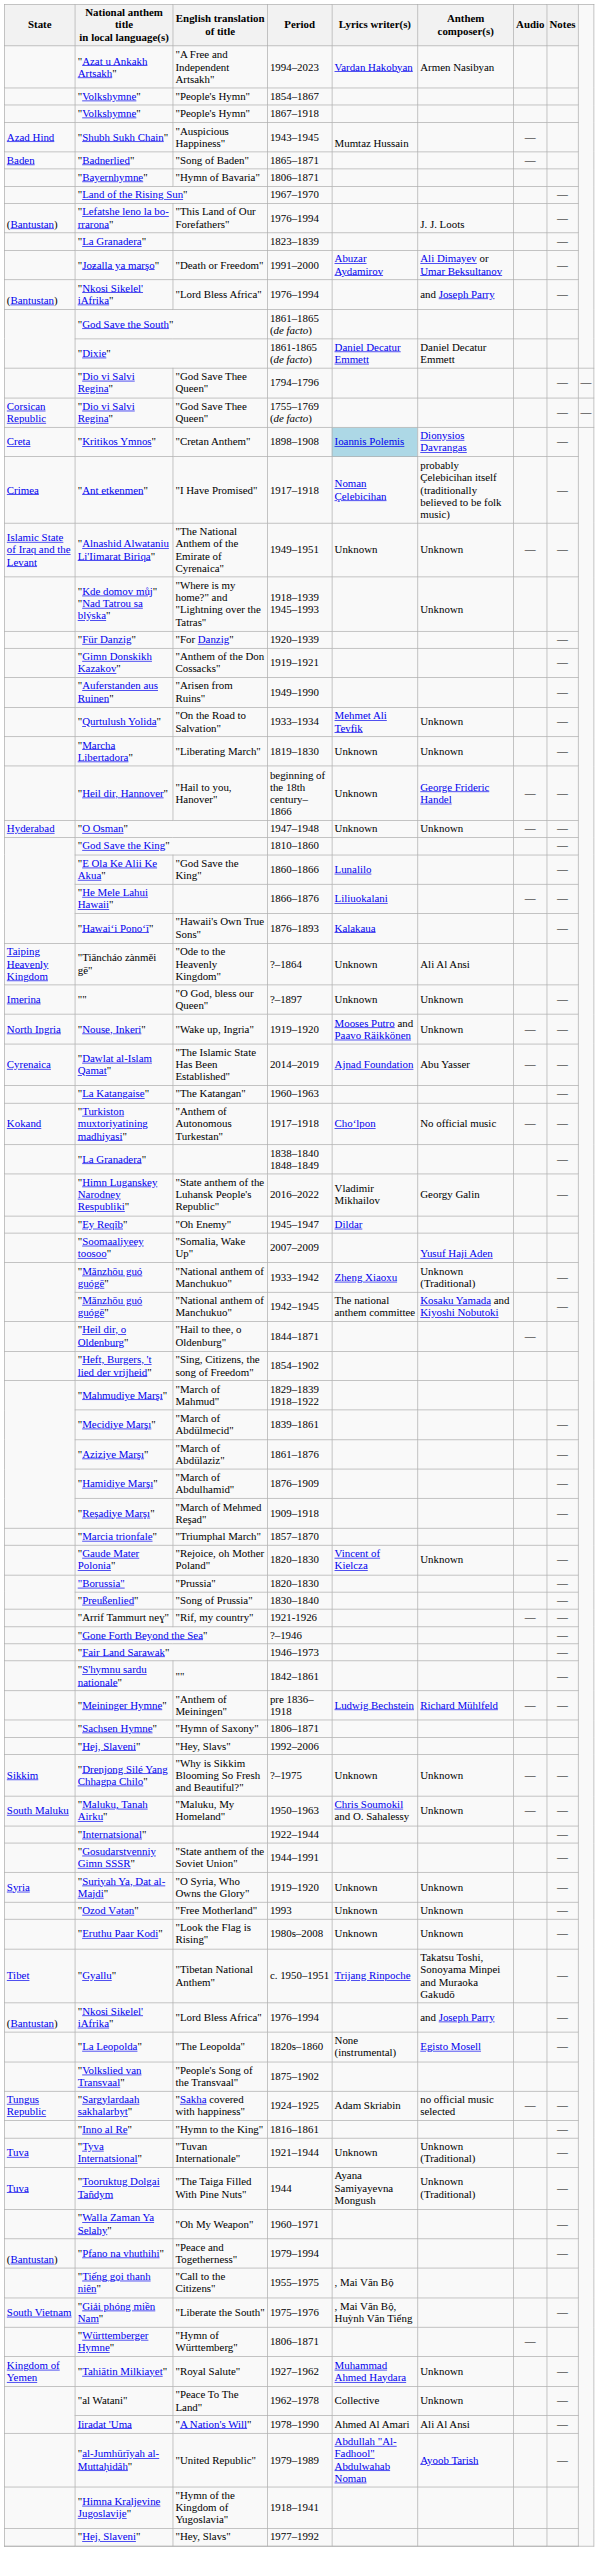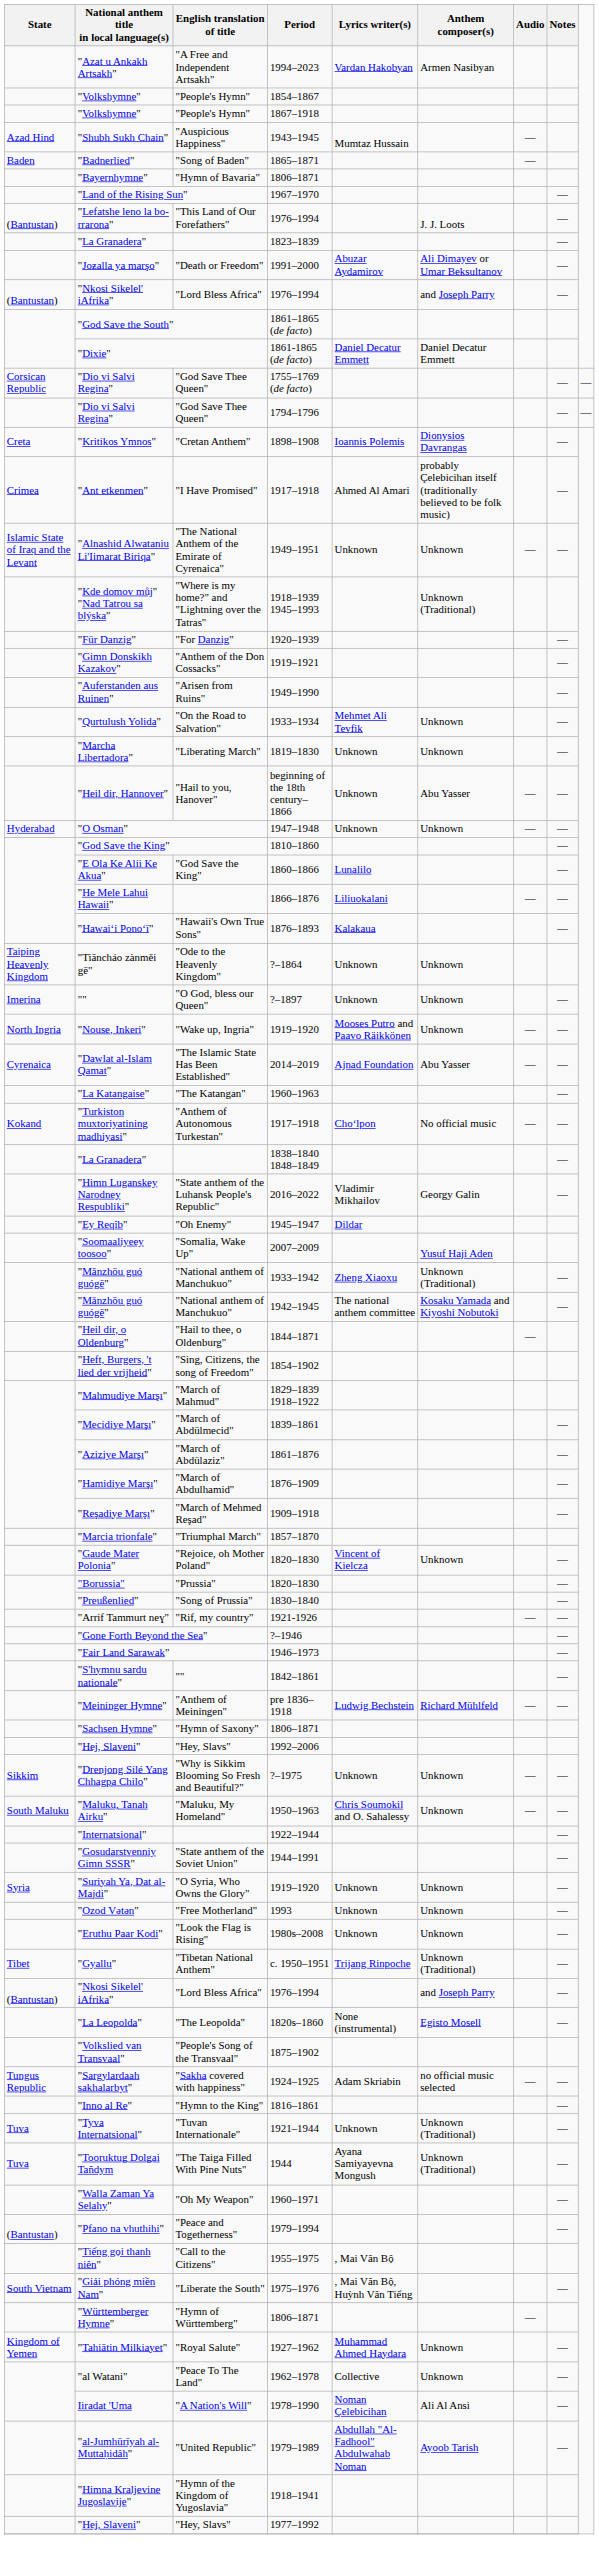rows swapped: (106, 412) <-> (106, 383)
(369, 442) lightblue background -> (369, 442) no background
(361, 490) Noman Çelebicihan -> (372, 490) Ahmed Al Amari
(442, 610) Unknown -> (448, 604) Unknown (Traditional)
(455, 793) George Frideric Handel -> (445, 793) Abu Yasser
(445, 964) Ali Al Ansi -> (442, 964) Unknown
(460, 1975) Takatsu Toshi, Sonoyama Minpei and Muraoka Gakudō -> (448, 1963) Unknown (Traditional)
(372, 2424) Ahmed Al Amari -> (361, 2406) Noman Çelebicihan
